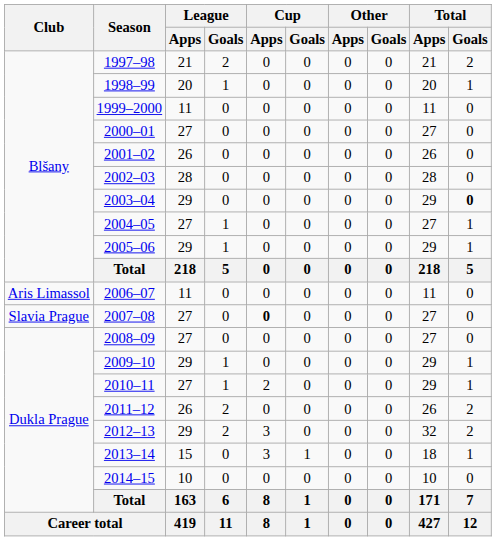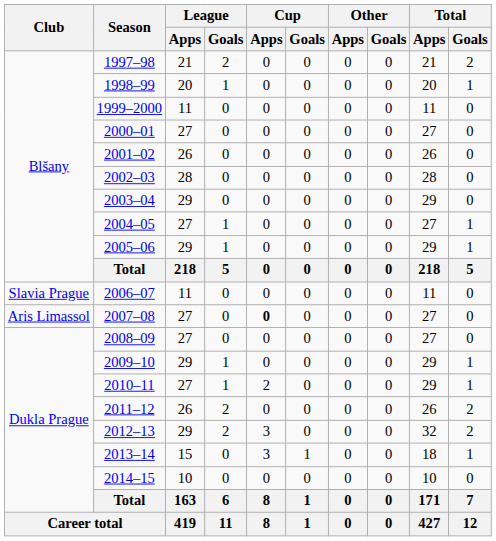(470, 200) bold -> (470, 200) normal
(49, 293) Aris Limassol -> (49, 293) Slavia Prague
(49, 316) Slavia Prague -> (49, 316) Aris Limassol
